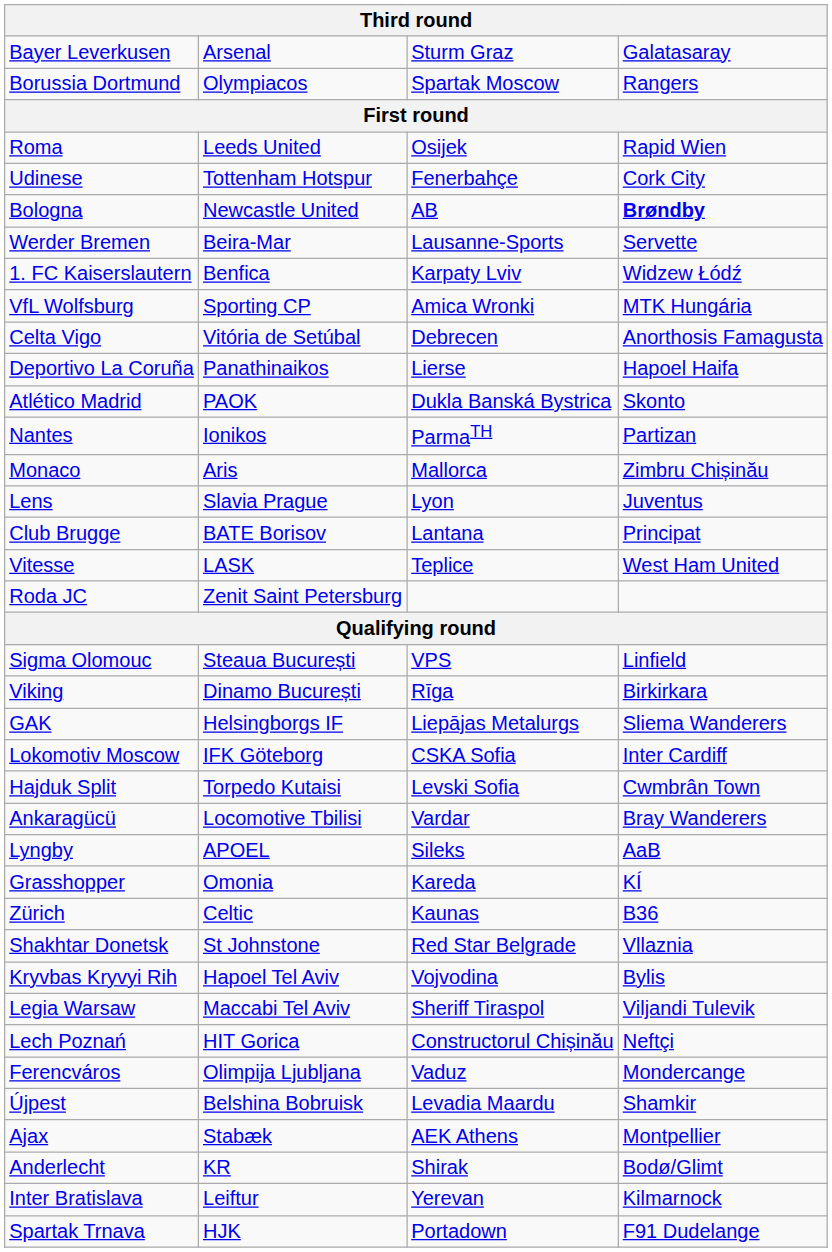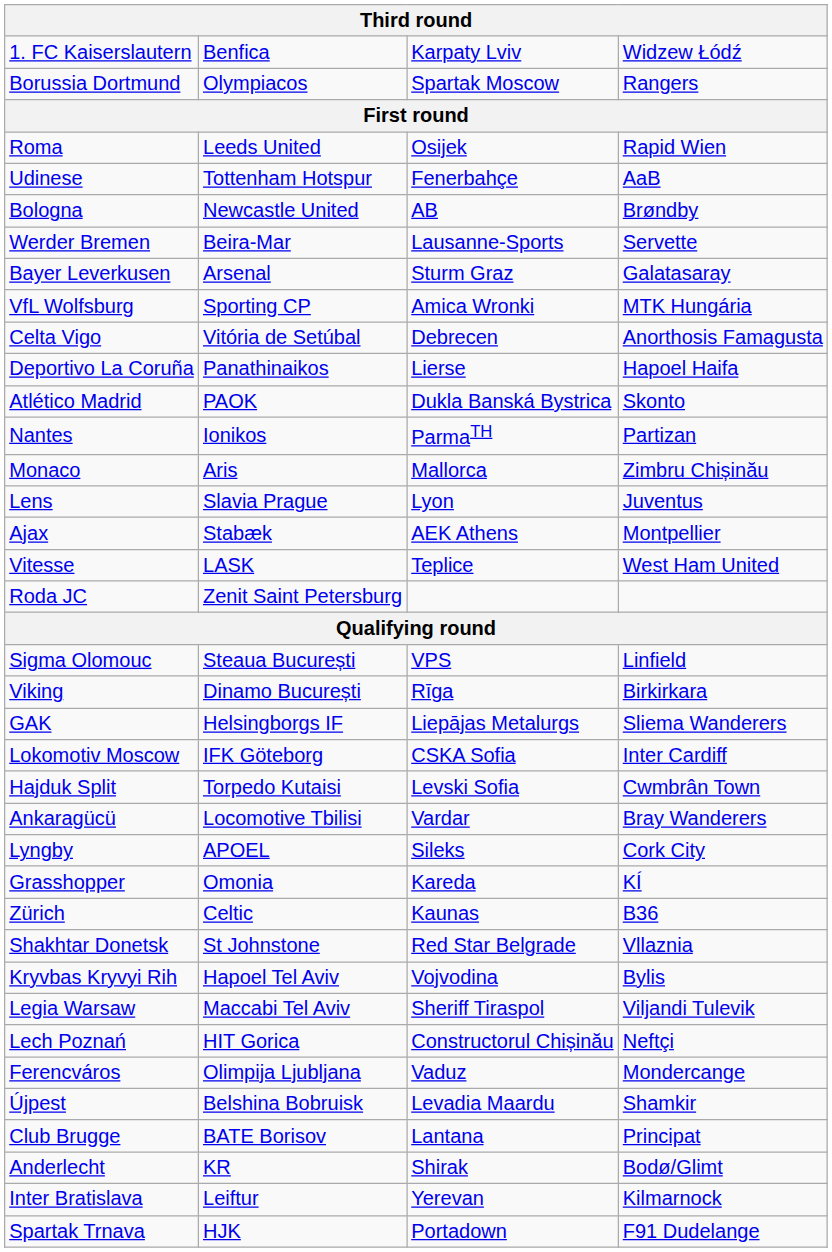rows swapped: (90, 52) <-> (100, 274)
(664, 178) Cork City -> (642, 178) AaB
(664, 210) bold -> (661, 210) normal
rows swapped: (29, 1135) <-> (65, 533)
(642, 850) AaB -> (664, 850) Cork City
